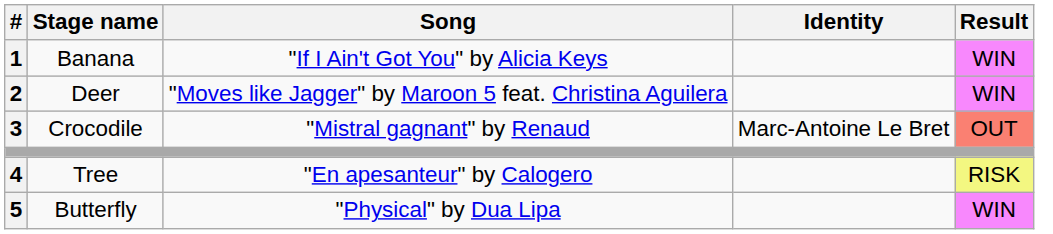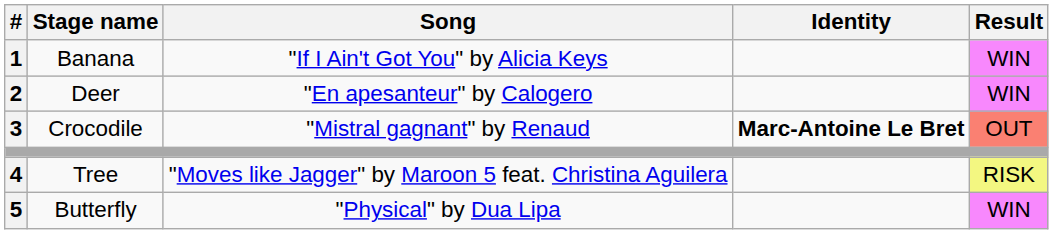(448, 93) "Moves like Jagger" by Maroon 5 feat. Christina Aguilera -> (448, 93) "En apesanteur" by Calogero
(844, 128) normal -> (851, 128) bold
(448, 174) "En apesanteur" by Calogero -> (448, 174) "Moves like Jagger" by Maroon 5 feat. Christina Aguilera
